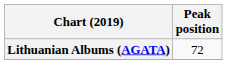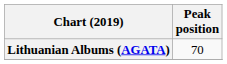(197, 49) 72 -> (197, 49) 70
